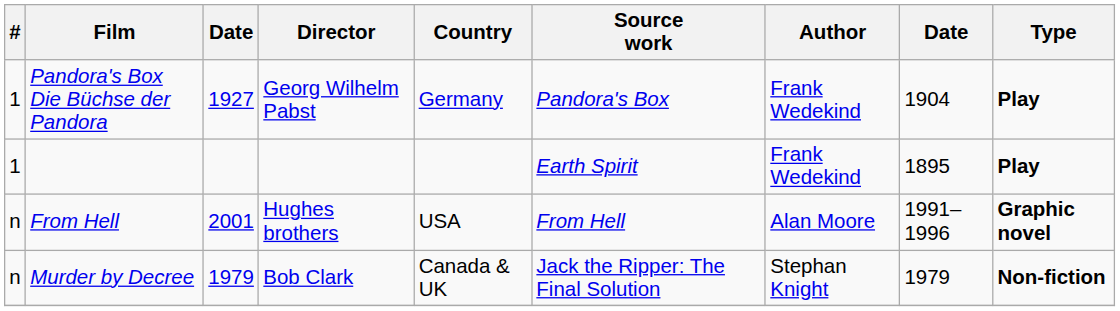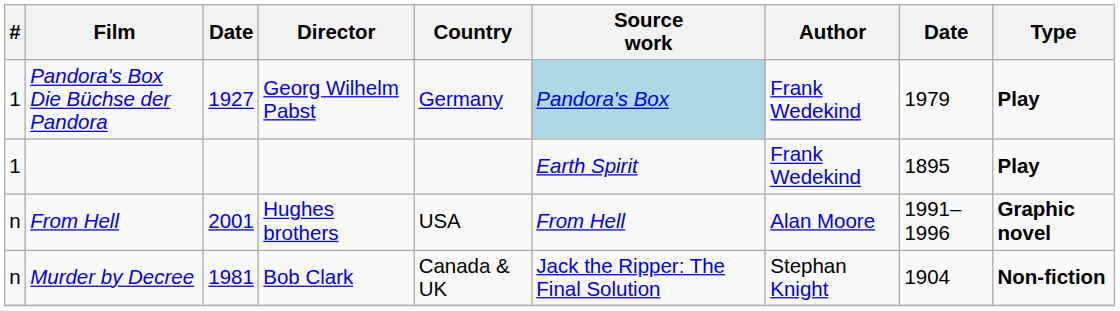(603, 99) no background -> (603, 99) lightblue background
(927, 99) 1904 -> (927, 99) 1979
(231, 277) 1979 -> (231, 277) 1981
(927, 277) 1979 -> (927, 277) 1904
